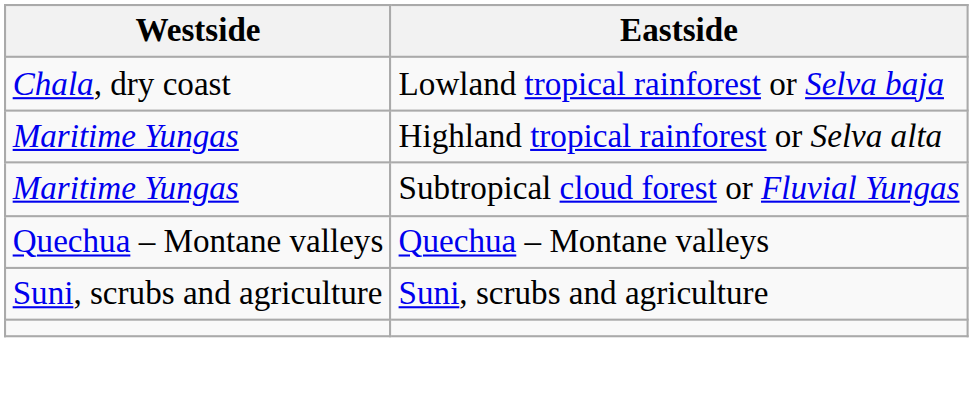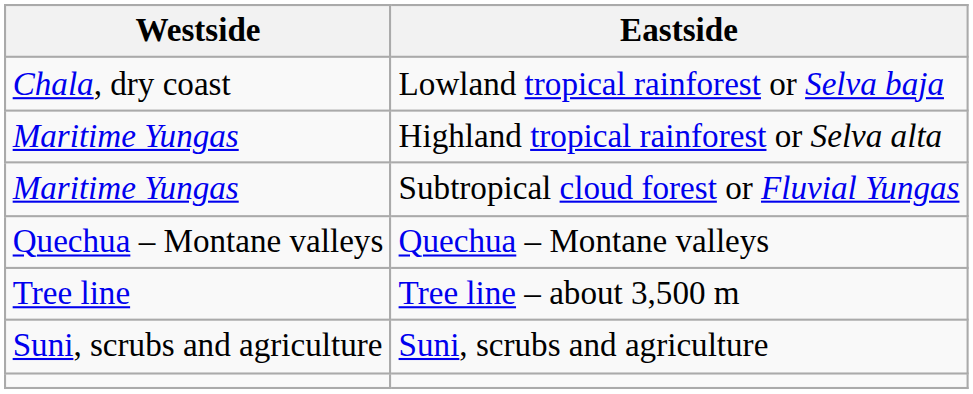+ row: (569, 293)
